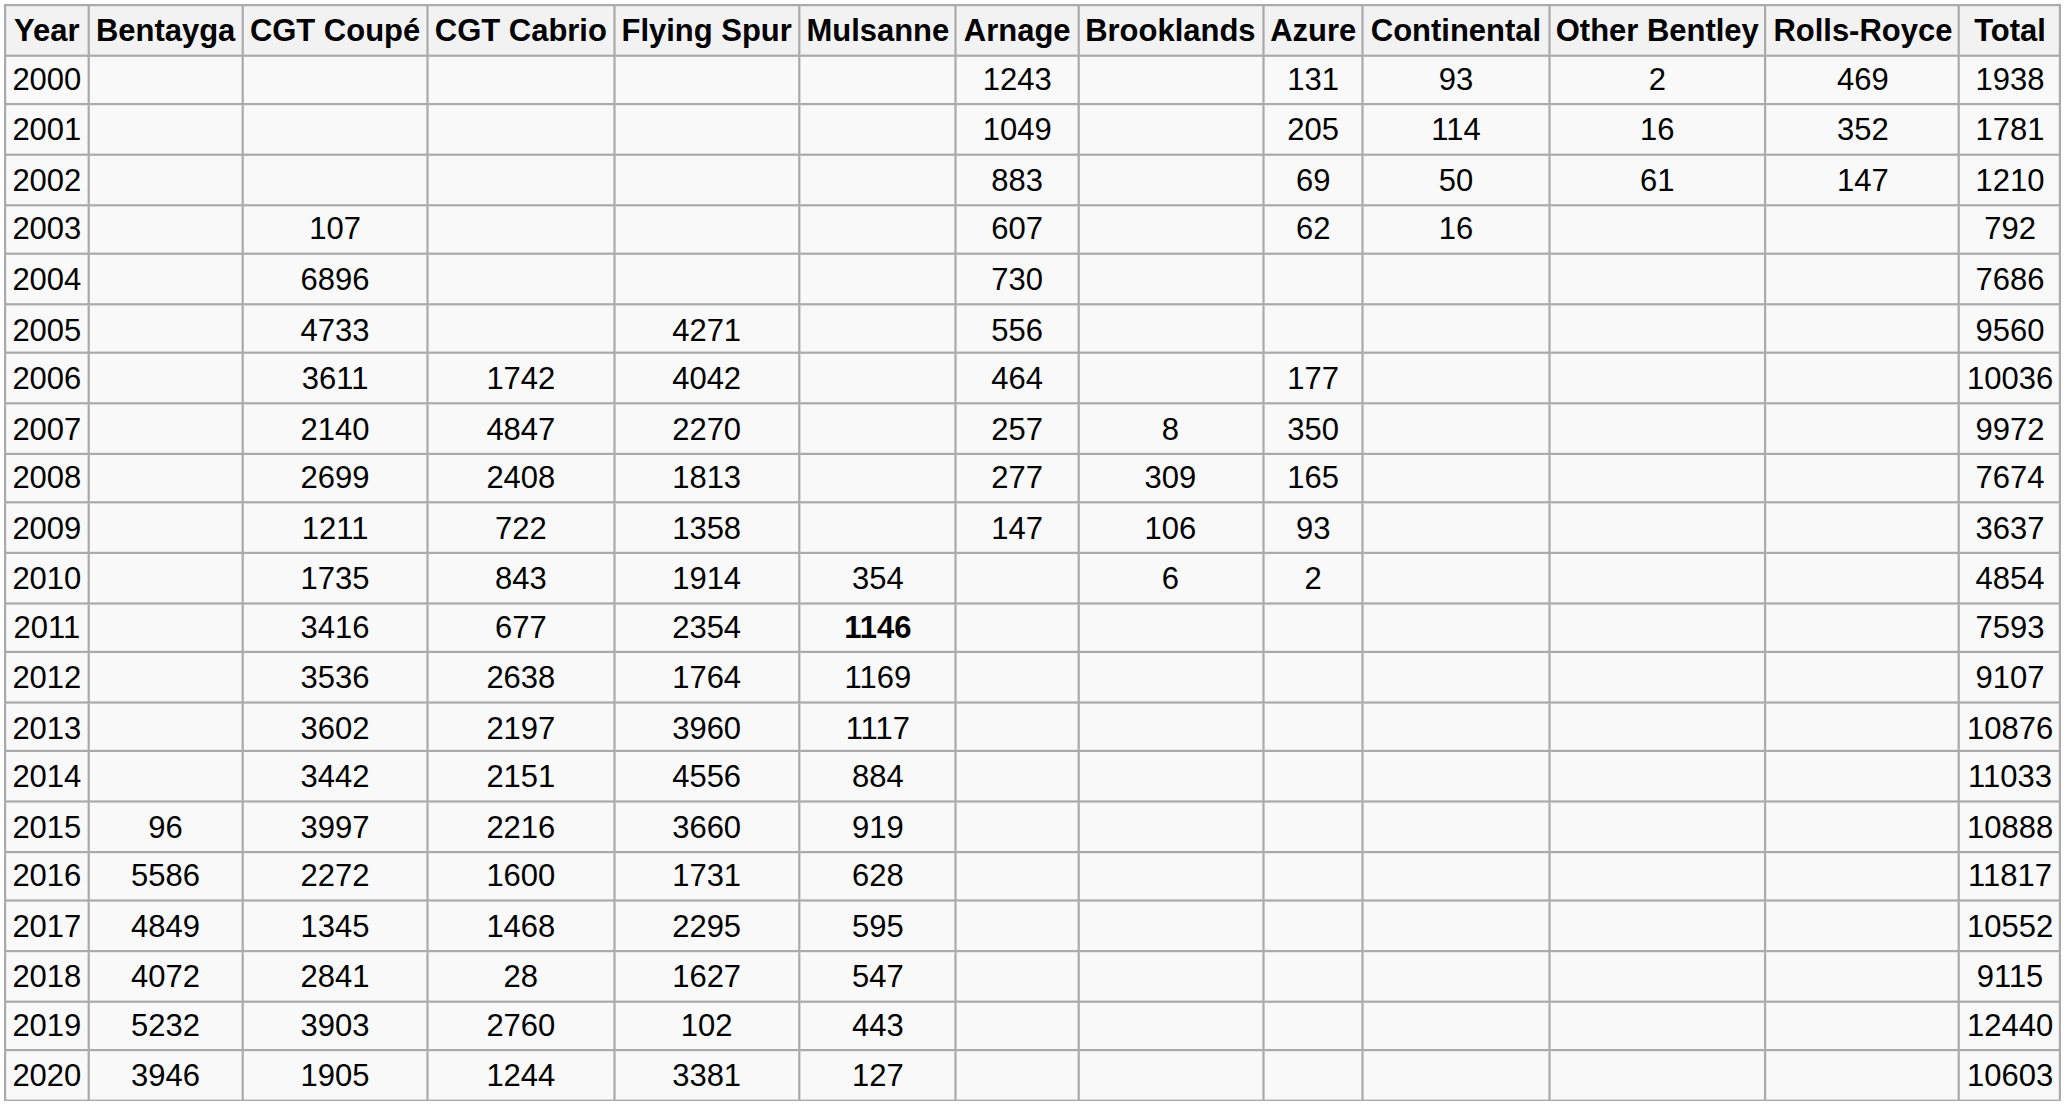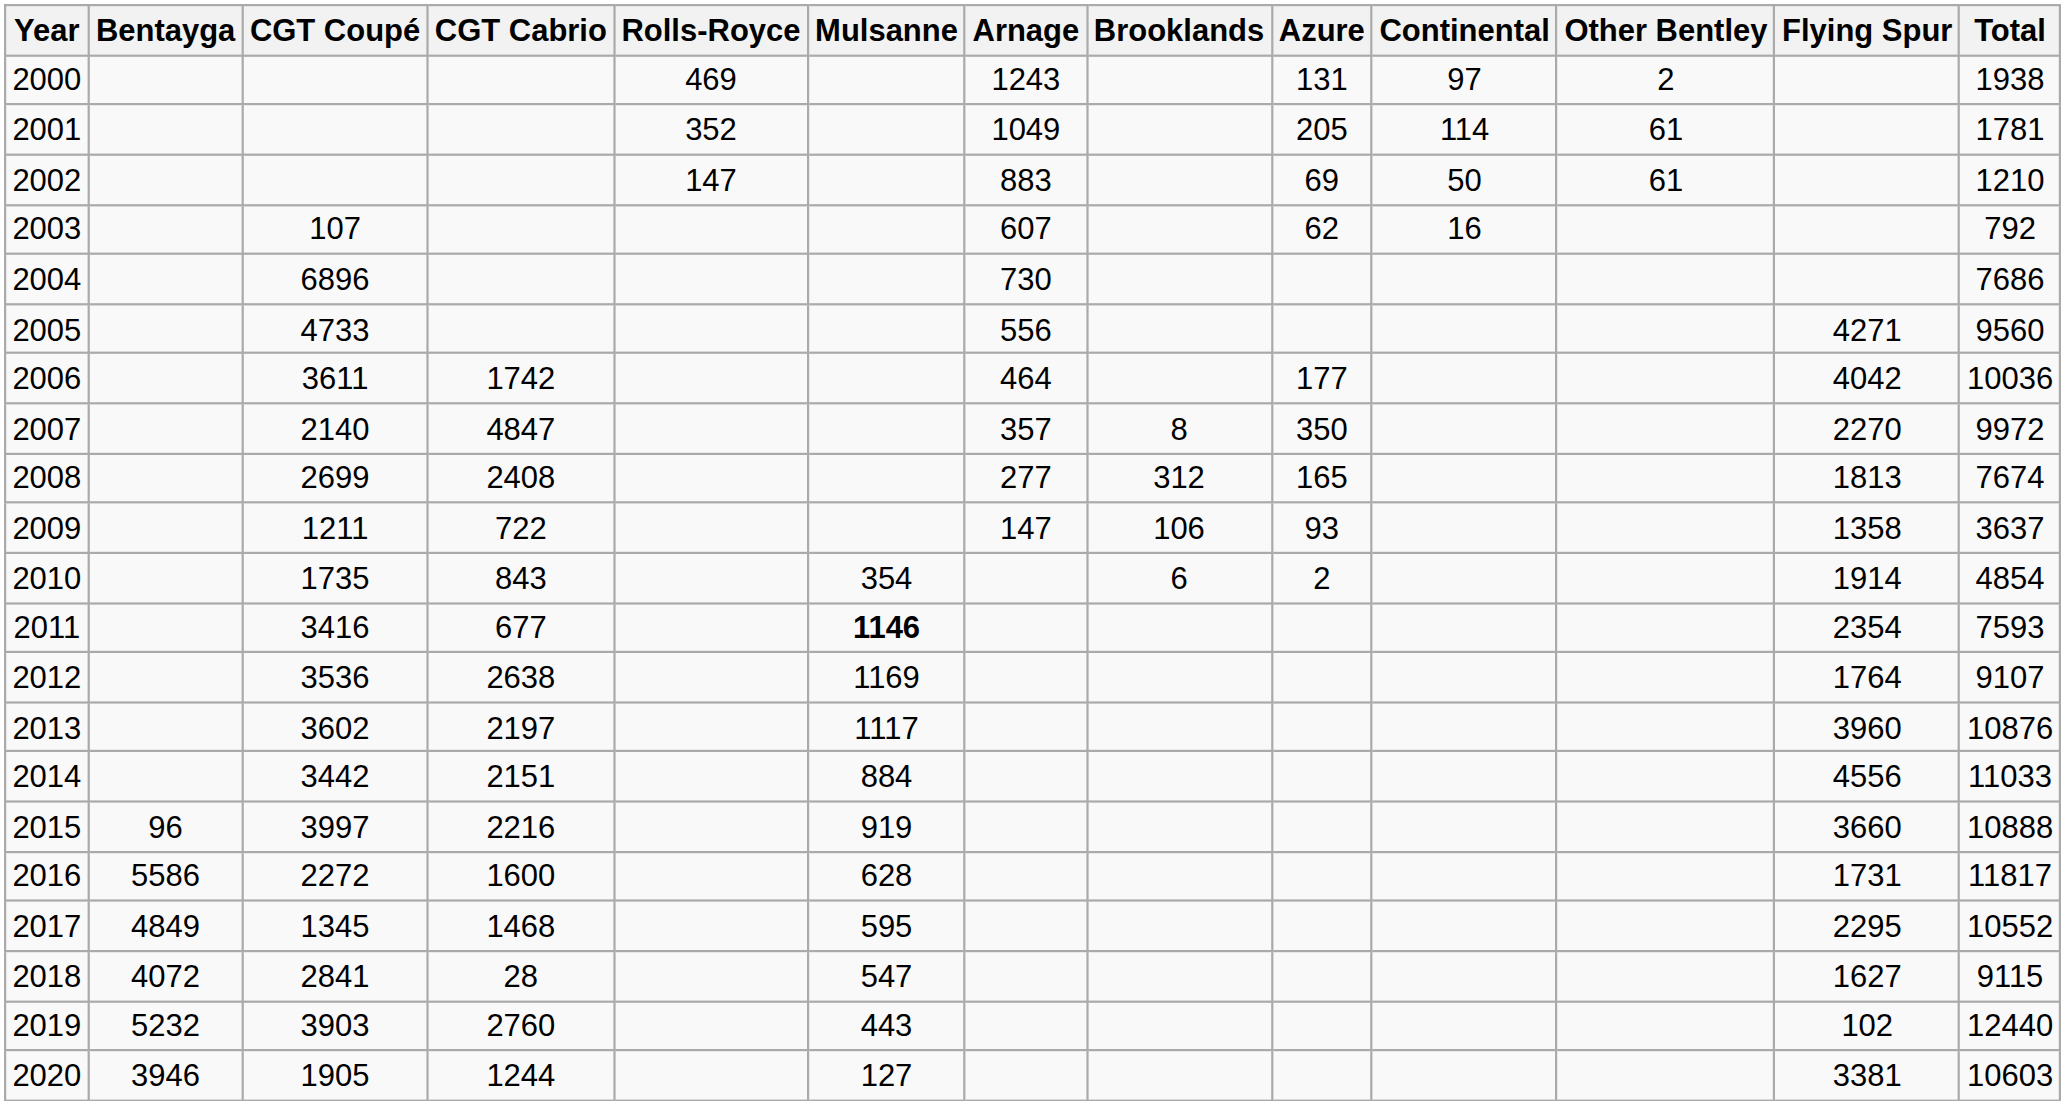columns swapped: (707, 30) <-> (1863, 30)
(1456, 80) 93 -> (1465, 80) 97
(1657, 130) 16 -> (1666, 130) 61
(1017, 428) 257 -> (1026, 428) 357
(1170, 478) 309 -> (1179, 478) 312
